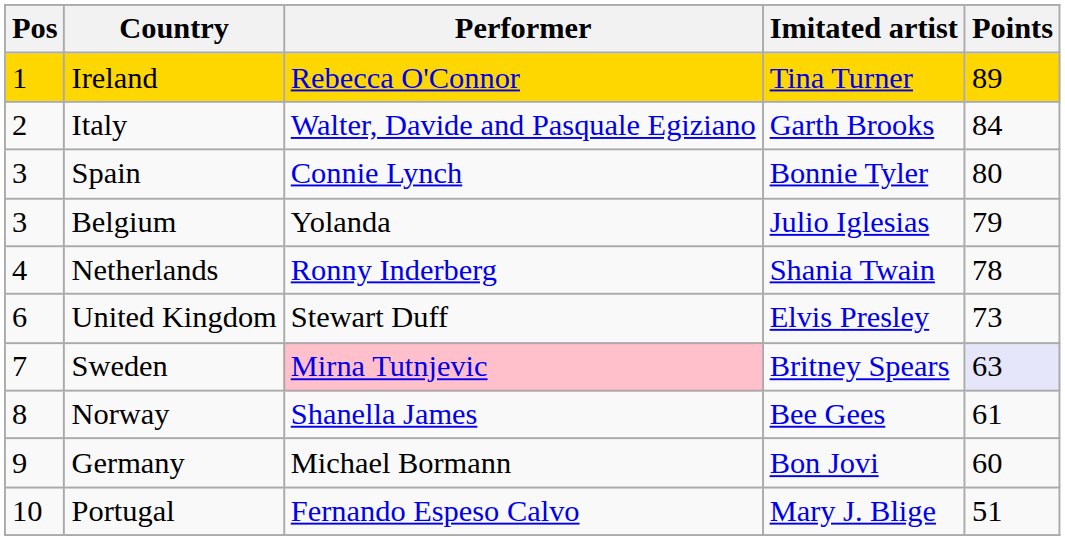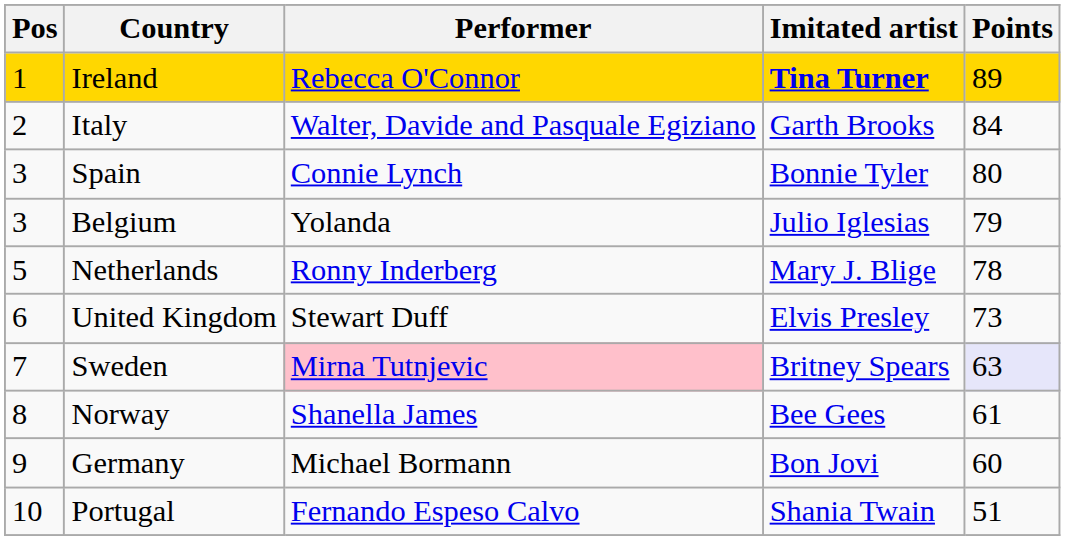(841, 76) normal -> (849, 76) bold
(20, 269) 4 -> (20, 269) 5
(852, 269) Shania Twain -> (853, 269) Mary J. Blige
(853, 510) Mary J. Blige -> (852, 510) Shania Twain
